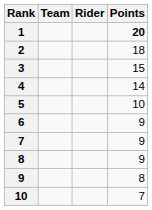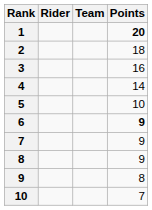columns swapped: (90, 13) <-> (55, 13)
(139, 68) 15 -> (139, 68) 16
(142, 123) normal -> (142, 123) bold
